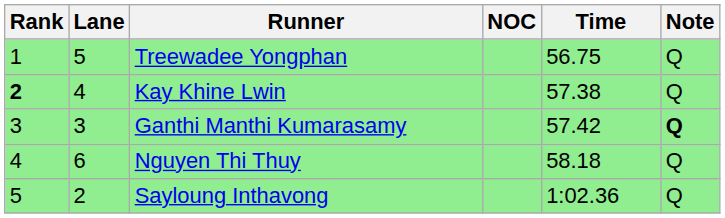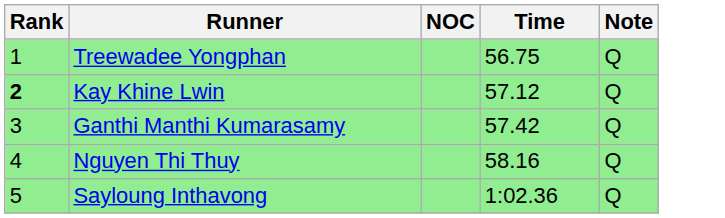- column: (99, 21)
(574, 91) 57.38 -> (512, 91) 57.12
(674, 126) bold -> (613, 126) normal
(574, 160) 58.18 -> (512, 160) 58.16
